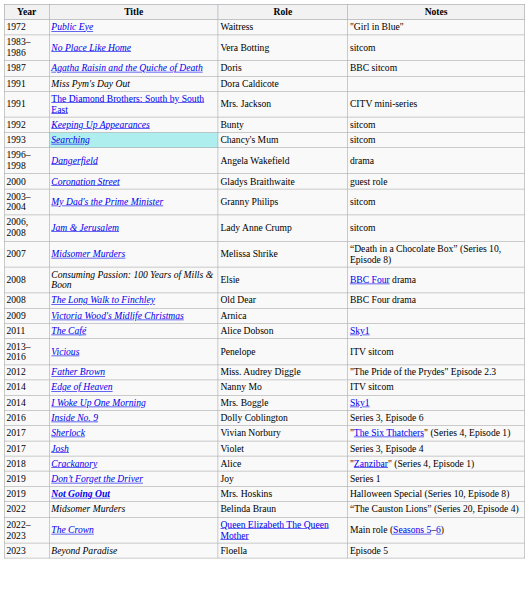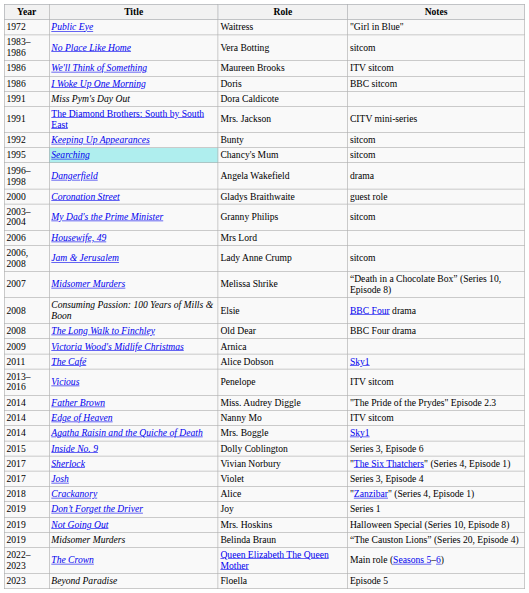+ row: (253, 68)
(16, 68) 1987 -> (16, 83) 1986
(127, 68) Agatha Raisin and the Quiche of Death -> (99, 83) I Woke Up One Morning
(16, 140) 1993 -> (16, 155) 1995
+ row: (239, 238)
(16, 372) 2012 -> (16, 403) 2014
(99, 403) I Woke Up One Morning -> (127, 433) Agatha Raisin and the Quiche of Death
(16, 418) 2016 -> (16, 448) 2015
(81, 494) bold -> (80, 524) normal
(16, 509) 2022 -> (16, 540) 2019
